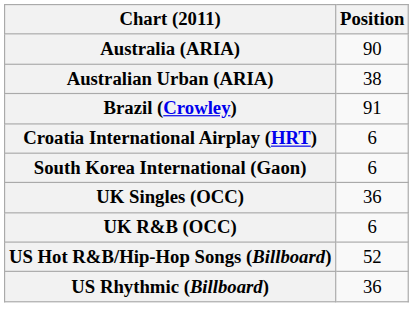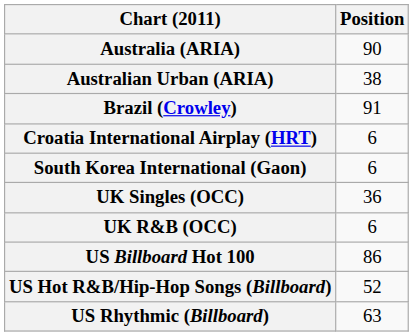+ row: (170, 256)
(372, 286) 36 -> (372, 316) 63
